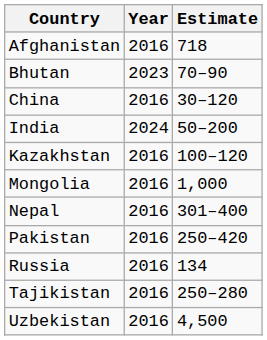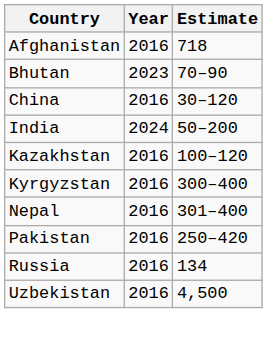+ row: (59, 184)
- row: (49, 184)
- row: (59, 294)
